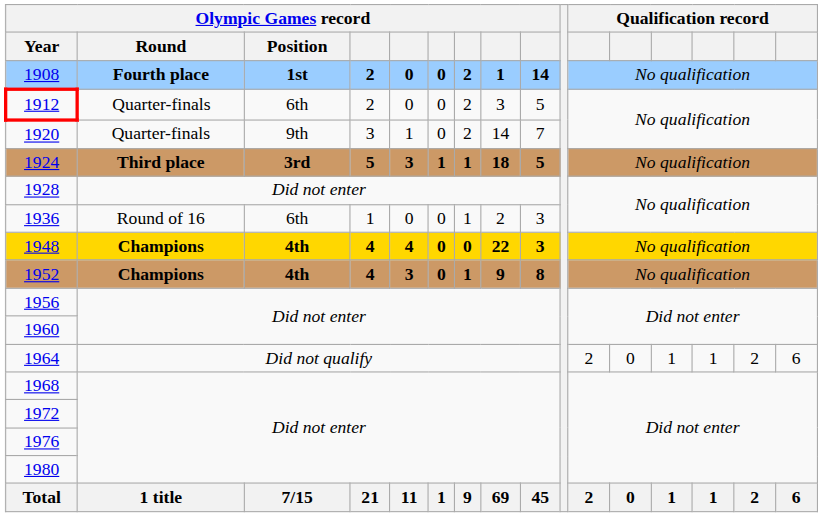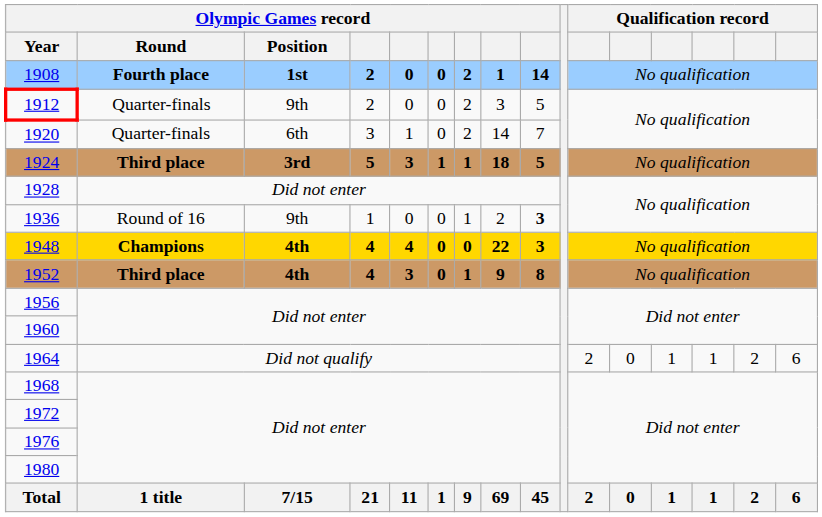(297, 104) 6th -> (297, 104) 9th
(297, 133) 9th -> (297, 133) 6th
(297, 218) 6th -> (297, 218) 9th
(540, 218) normal -> (540, 218) bold
(161, 274) Champions -> (161, 274) Third place
